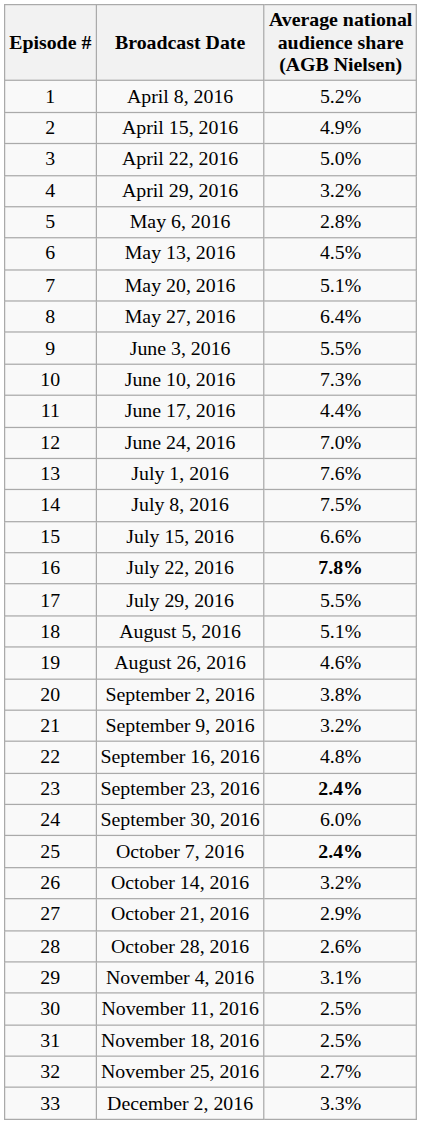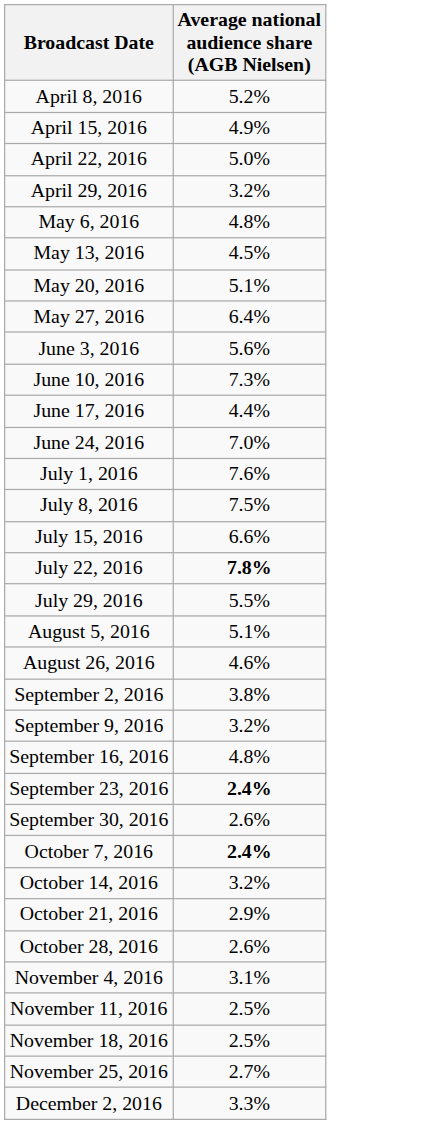- column: (50, 42)
(341, 222) 2.8% -> (249, 222) 4.8%
(341, 348) 5.5% -> (249, 348) 5.6%
(341, 820) 6.0% -> (249, 820) 2.6%
